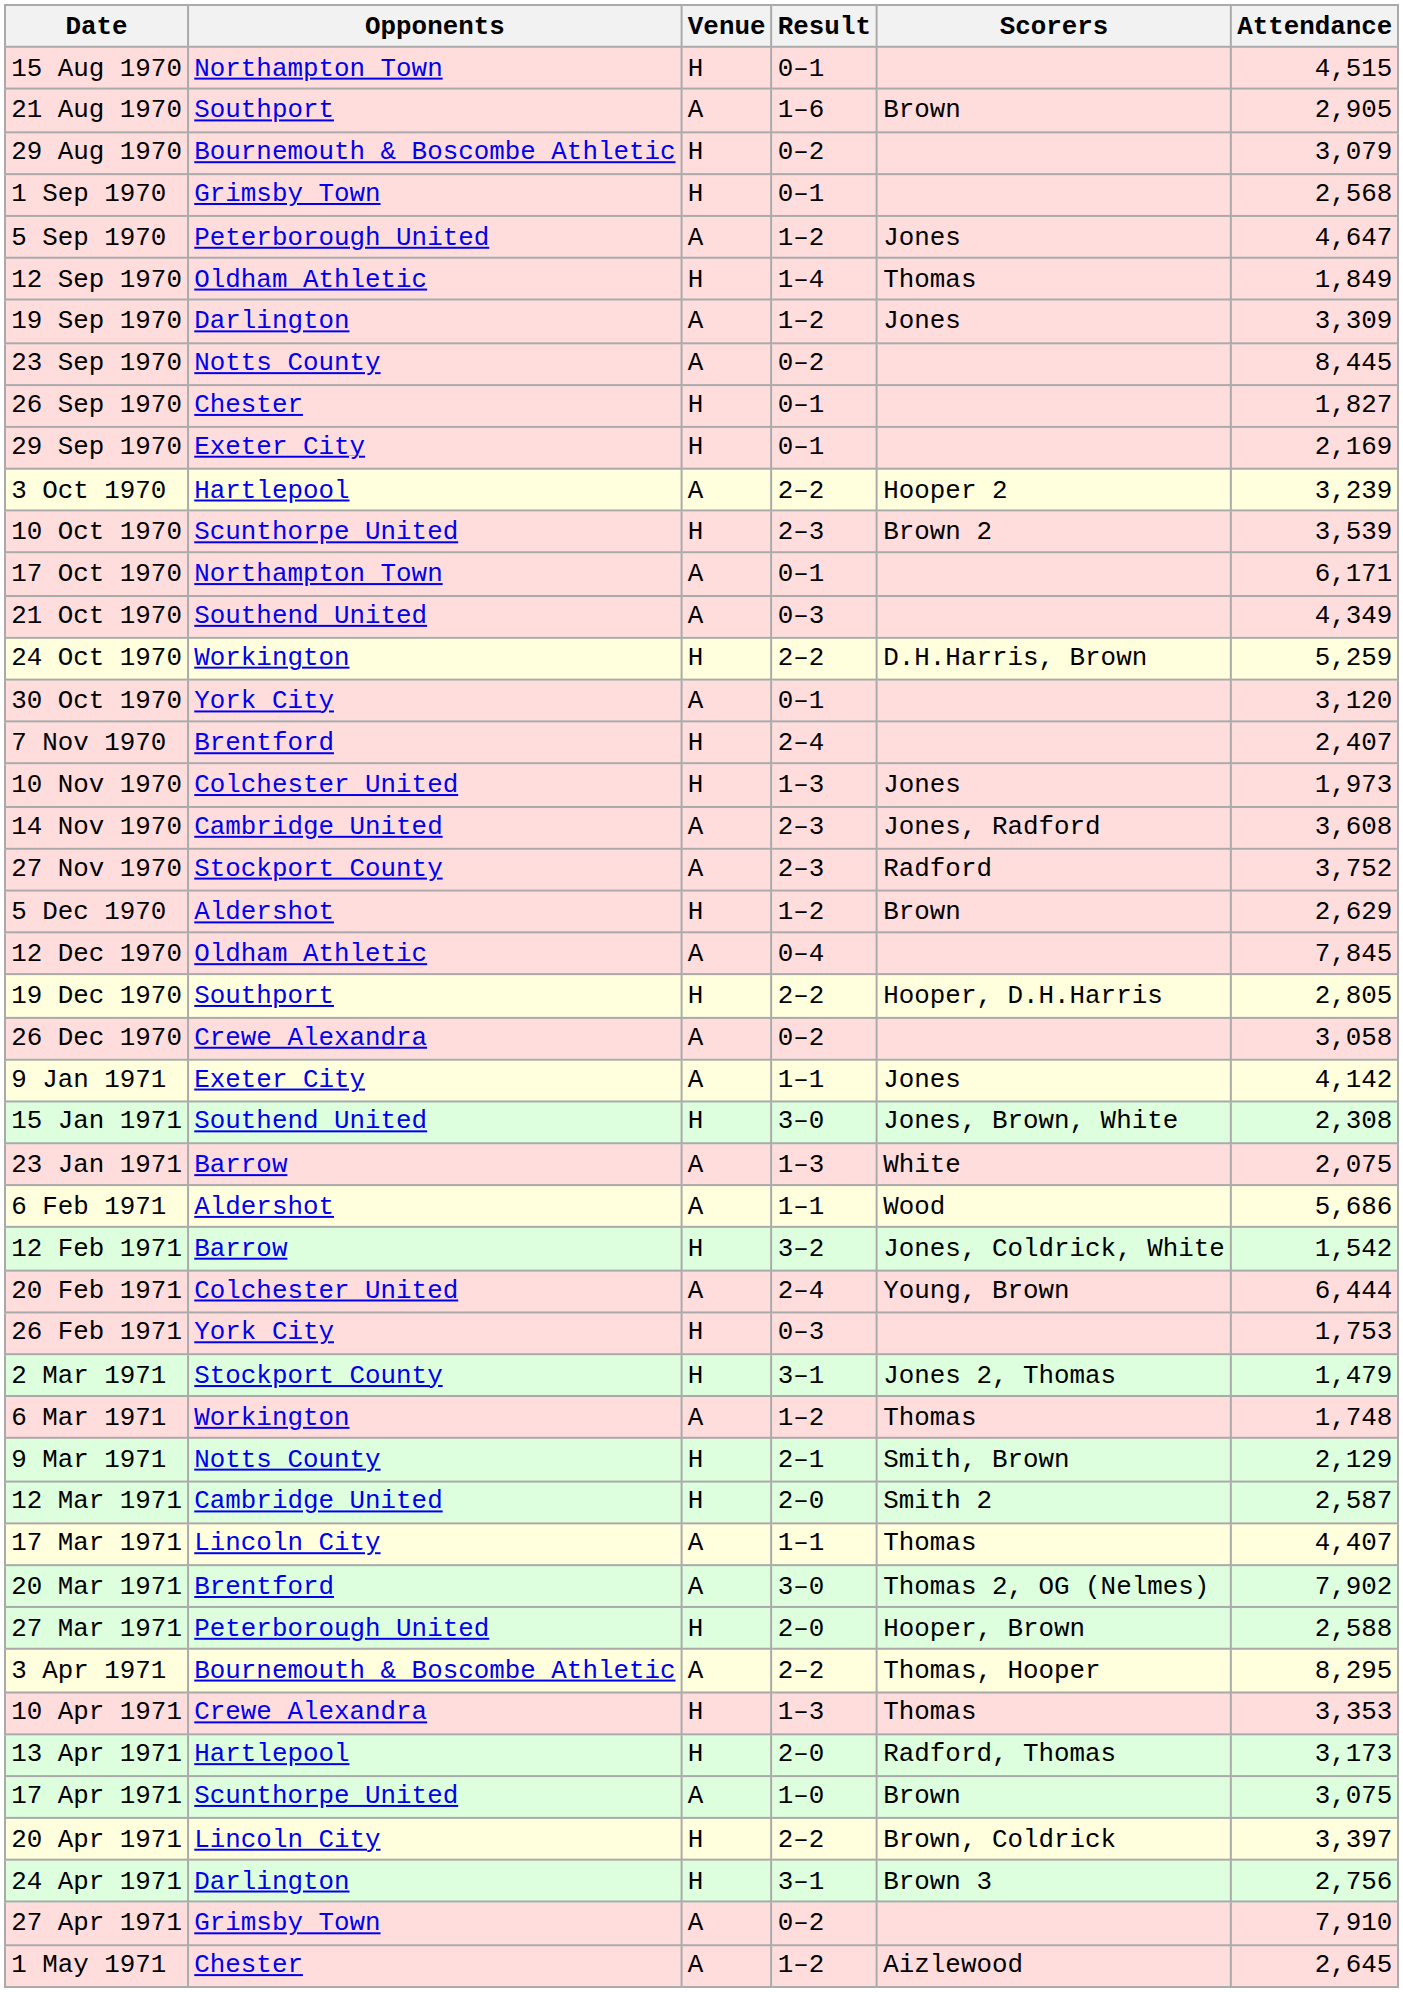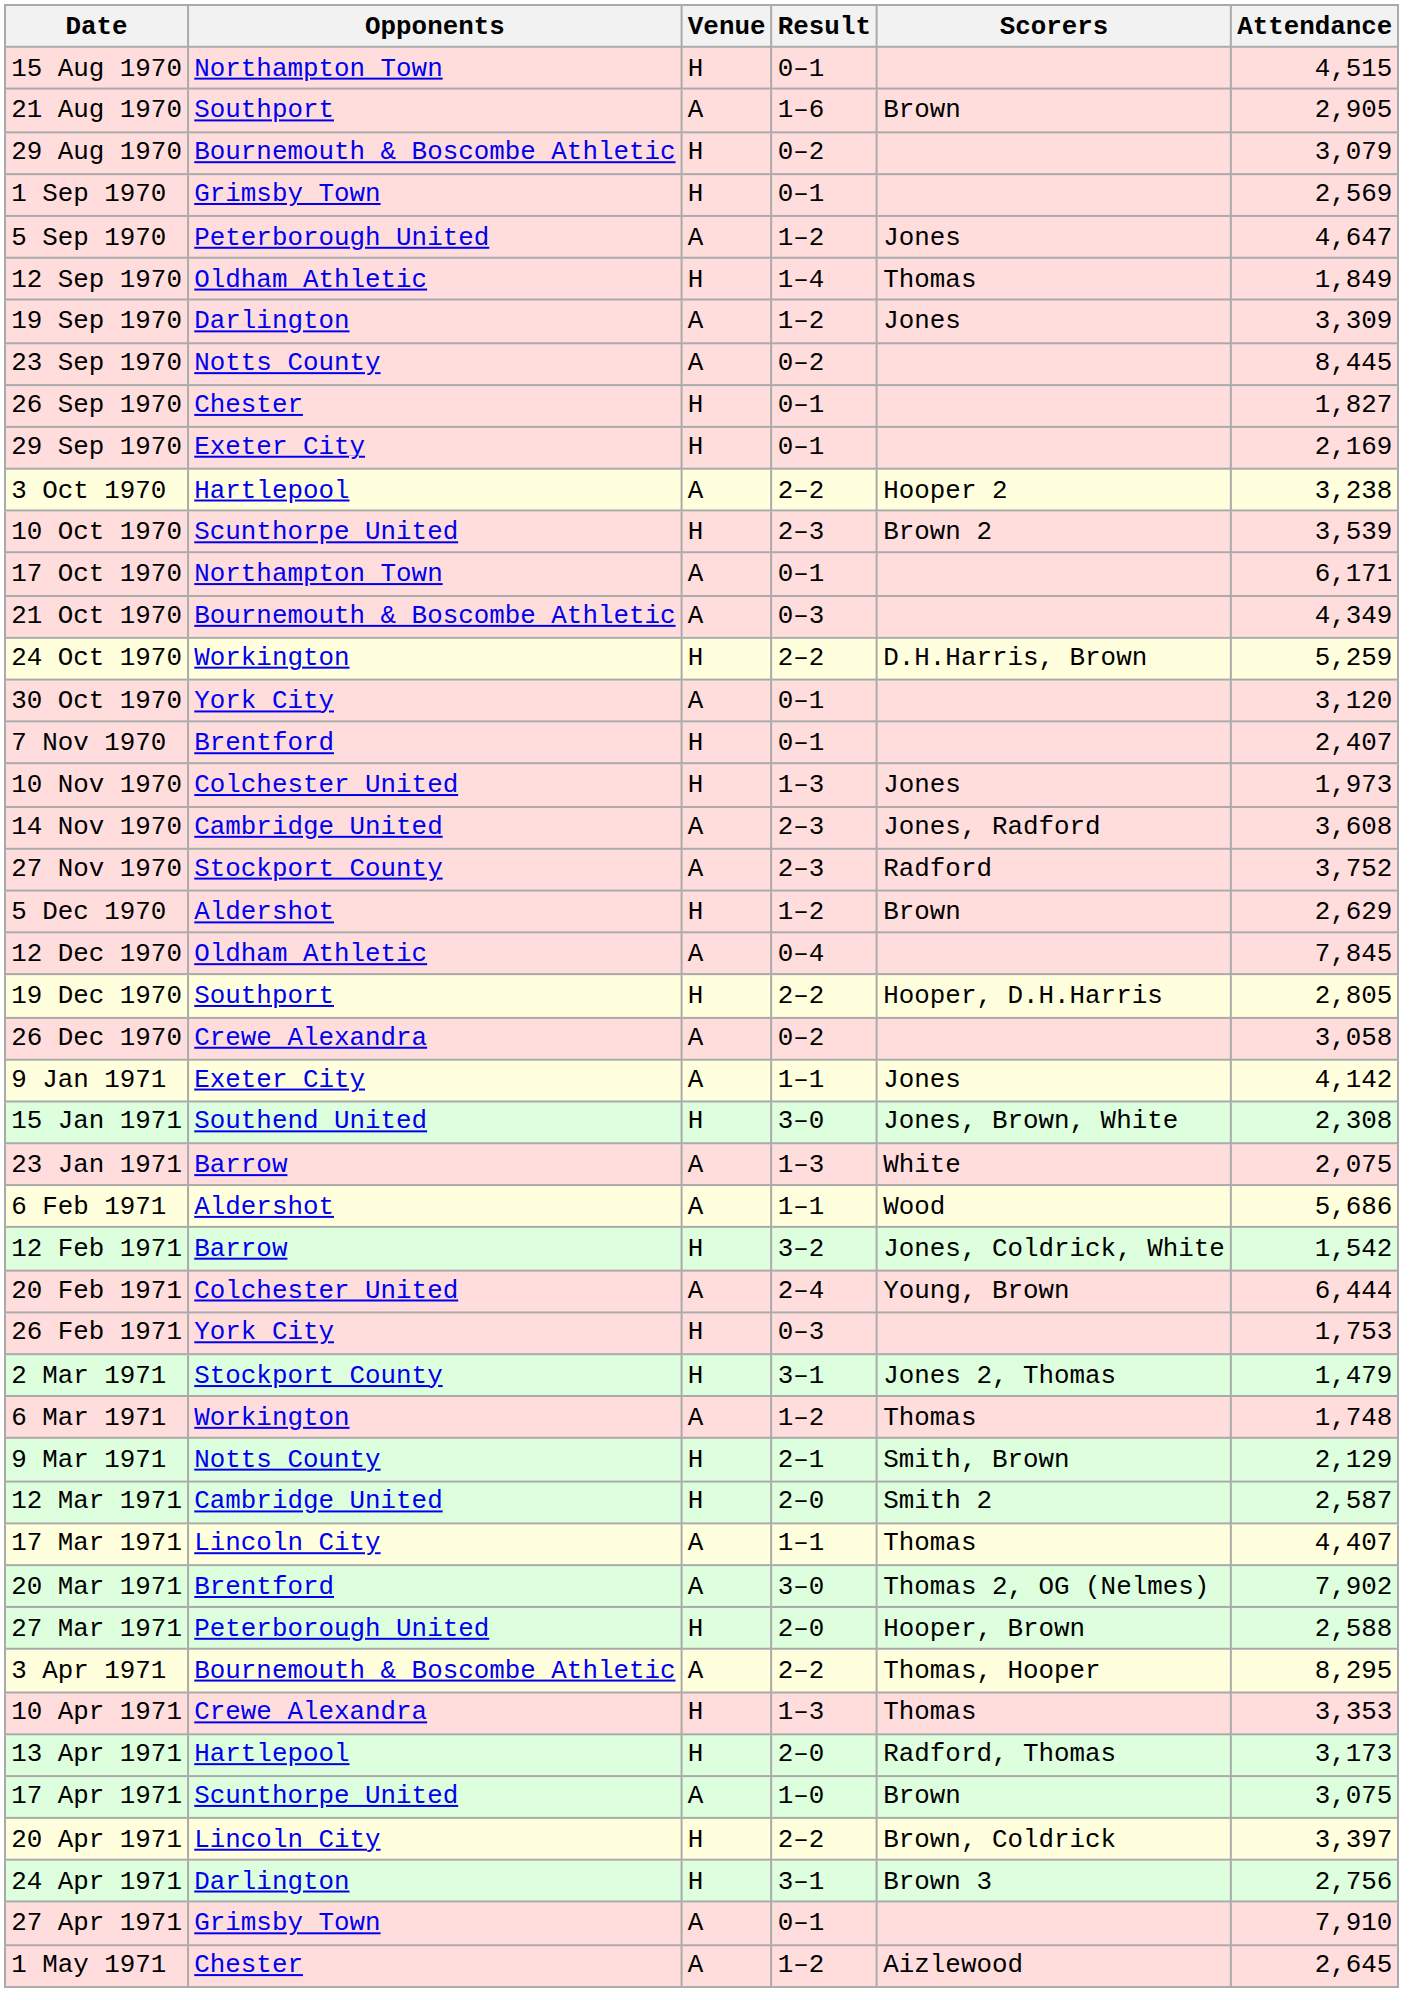(1354, 195) 2,568 -> (1354, 195) 2,569
(1354, 490) 3,239 -> (1354, 490) 3,238
(311, 616) Southend United -> (435, 616) Bournemouth & Boscombe Athletic
(801, 743) 2–4 -> (801, 743) 0–1
(801, 1923) 0–2 -> (801, 1923) 0–1
